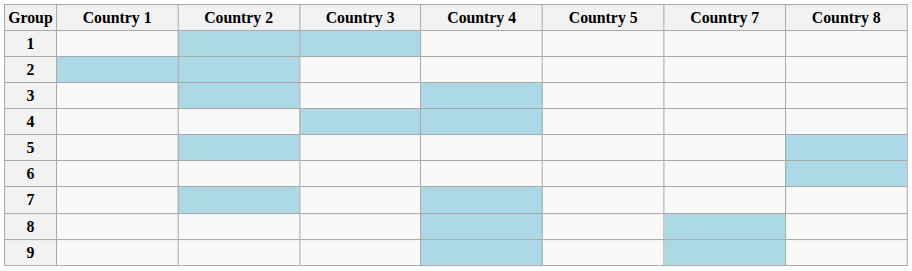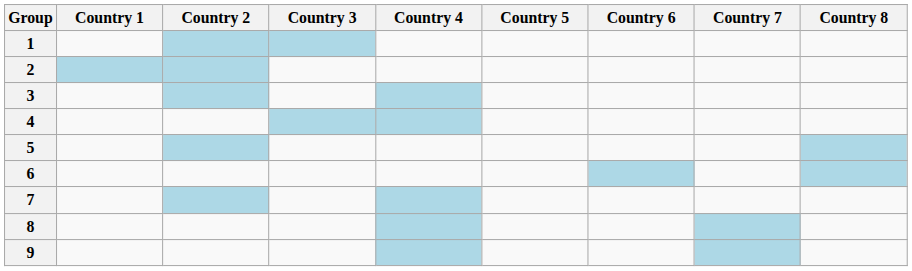+ column: (641, 17)
